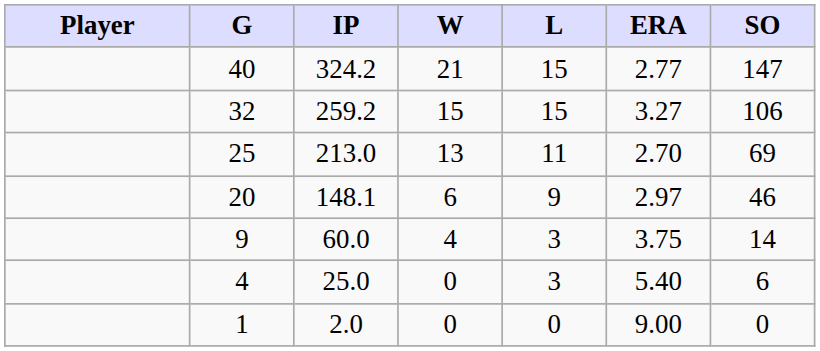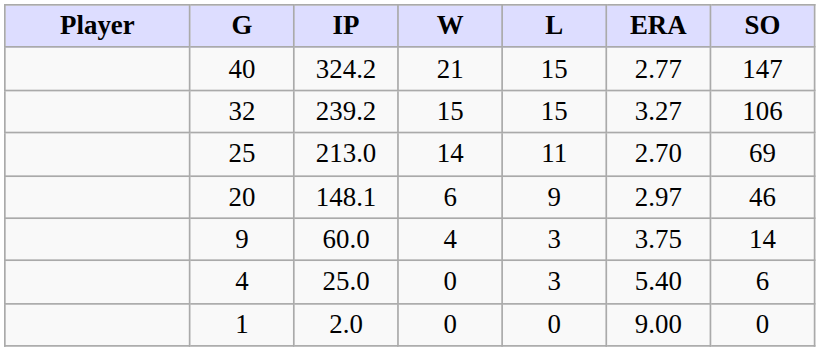(346, 111) 259.2 -> (346, 111) 239.2
(450, 153) 13 -> (450, 153) 14
